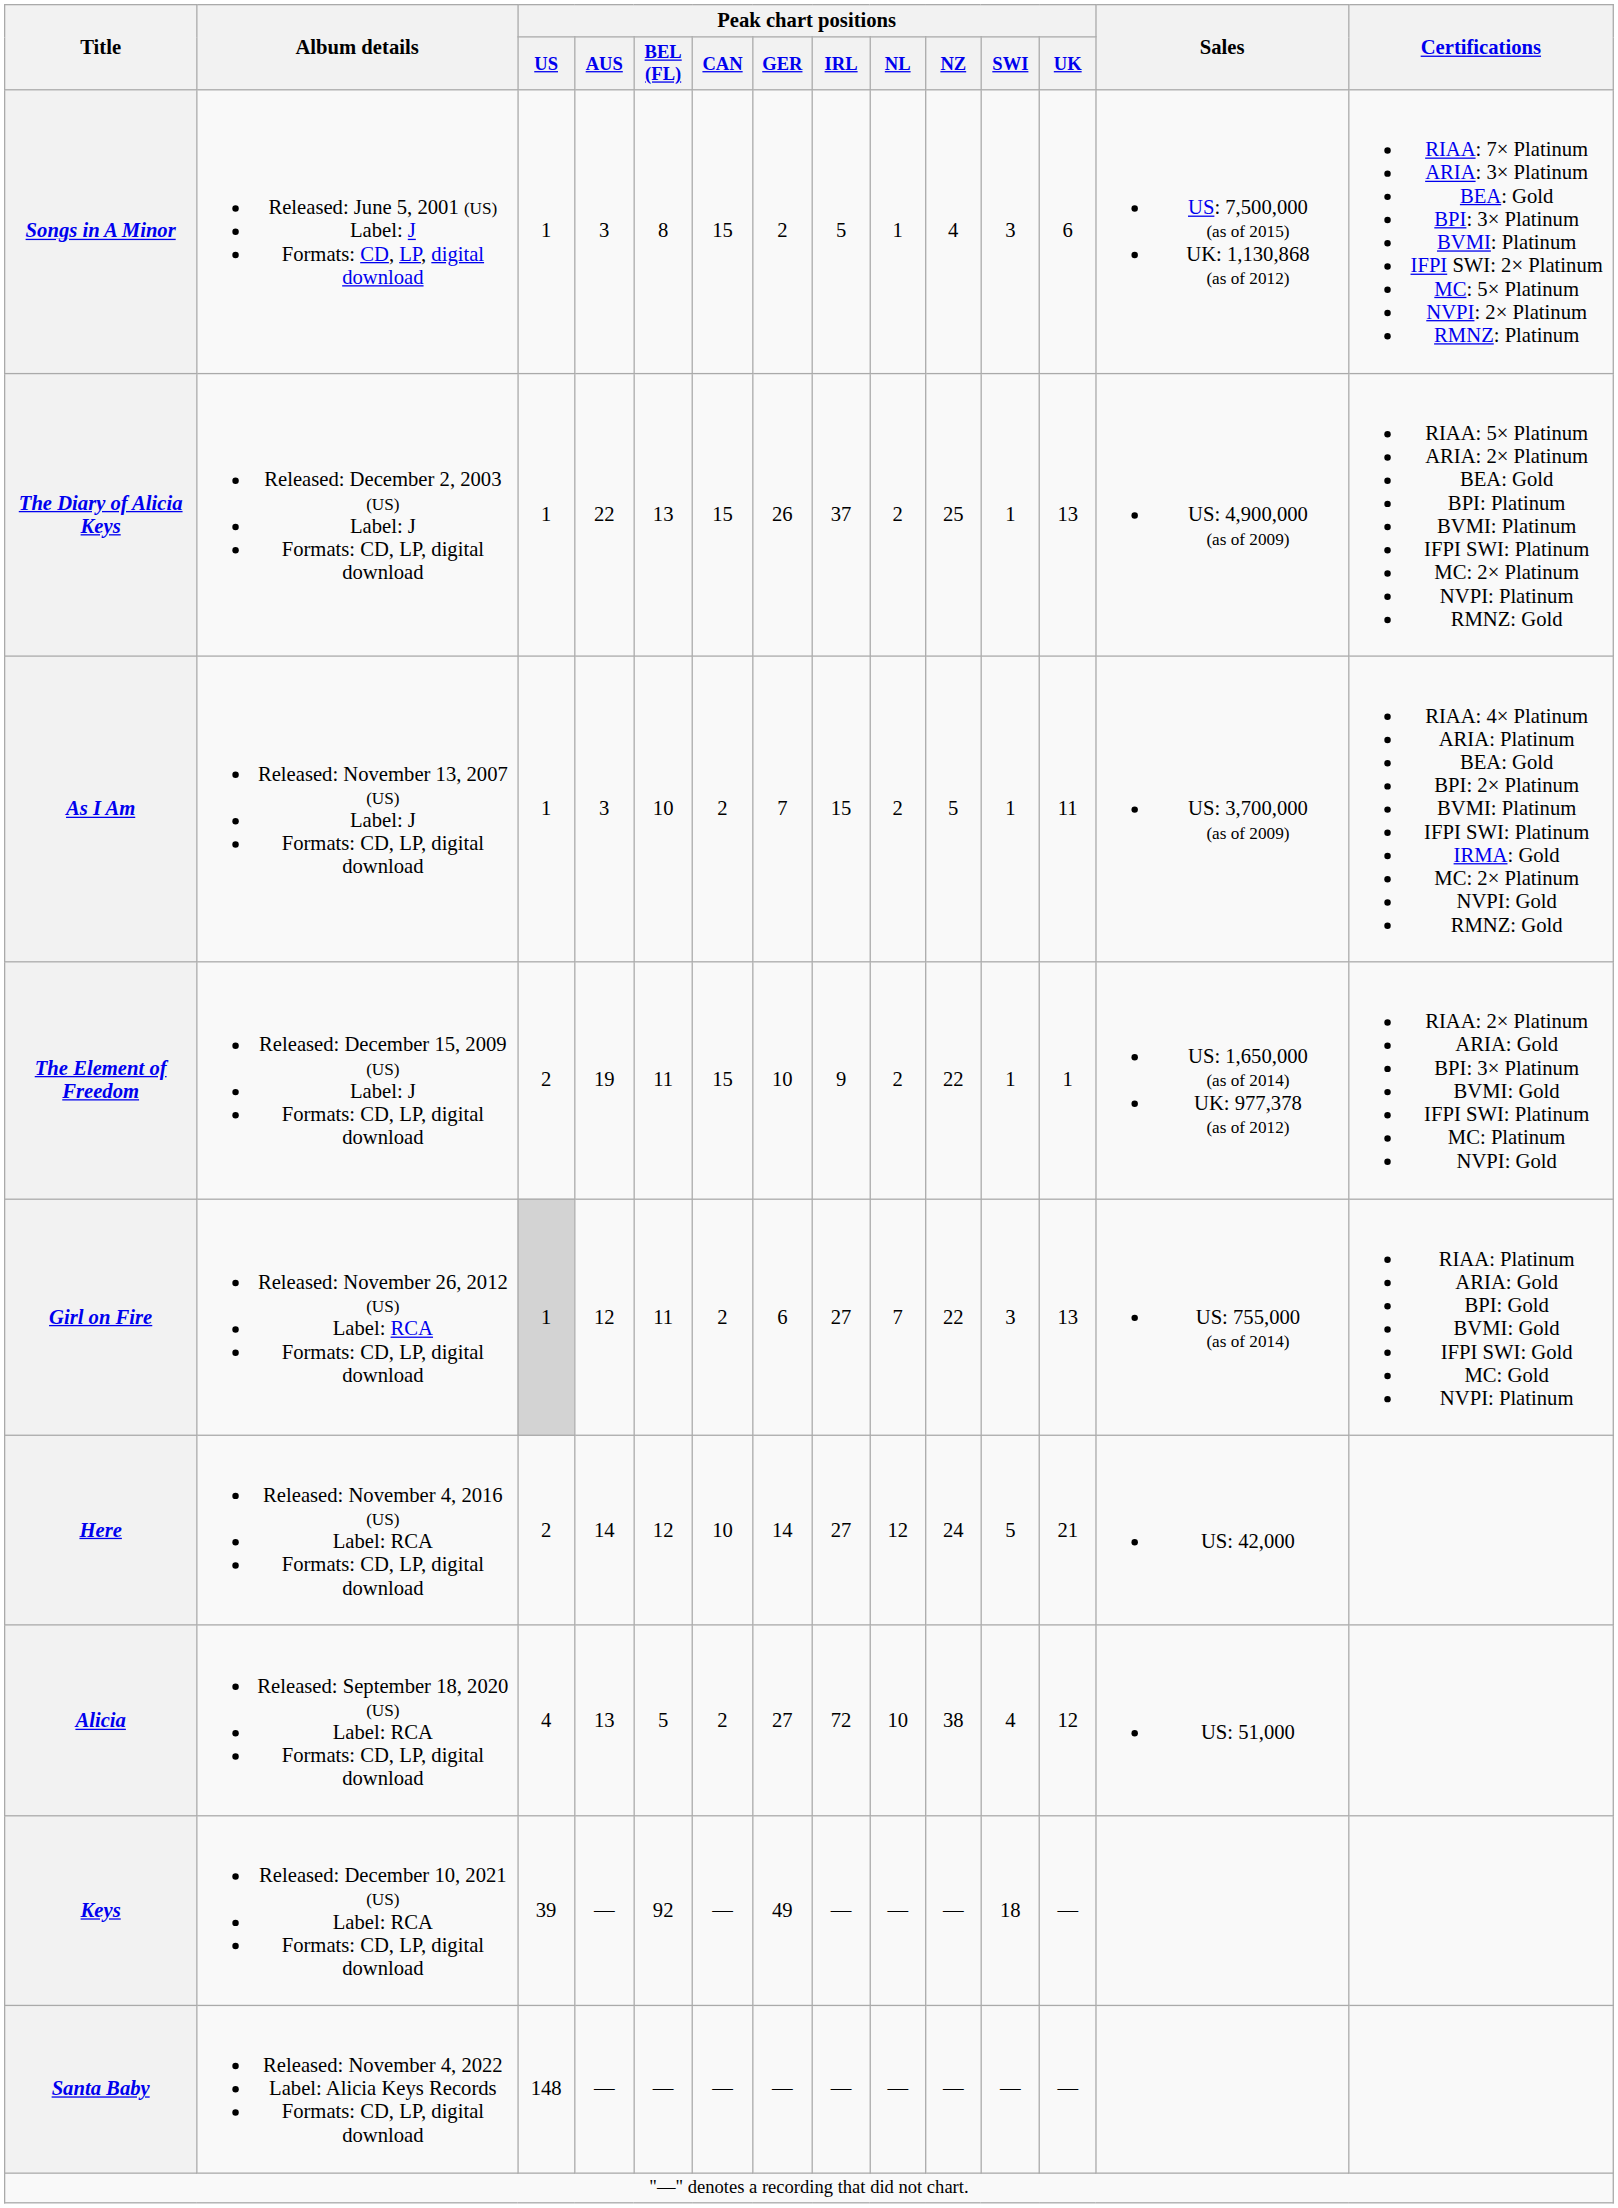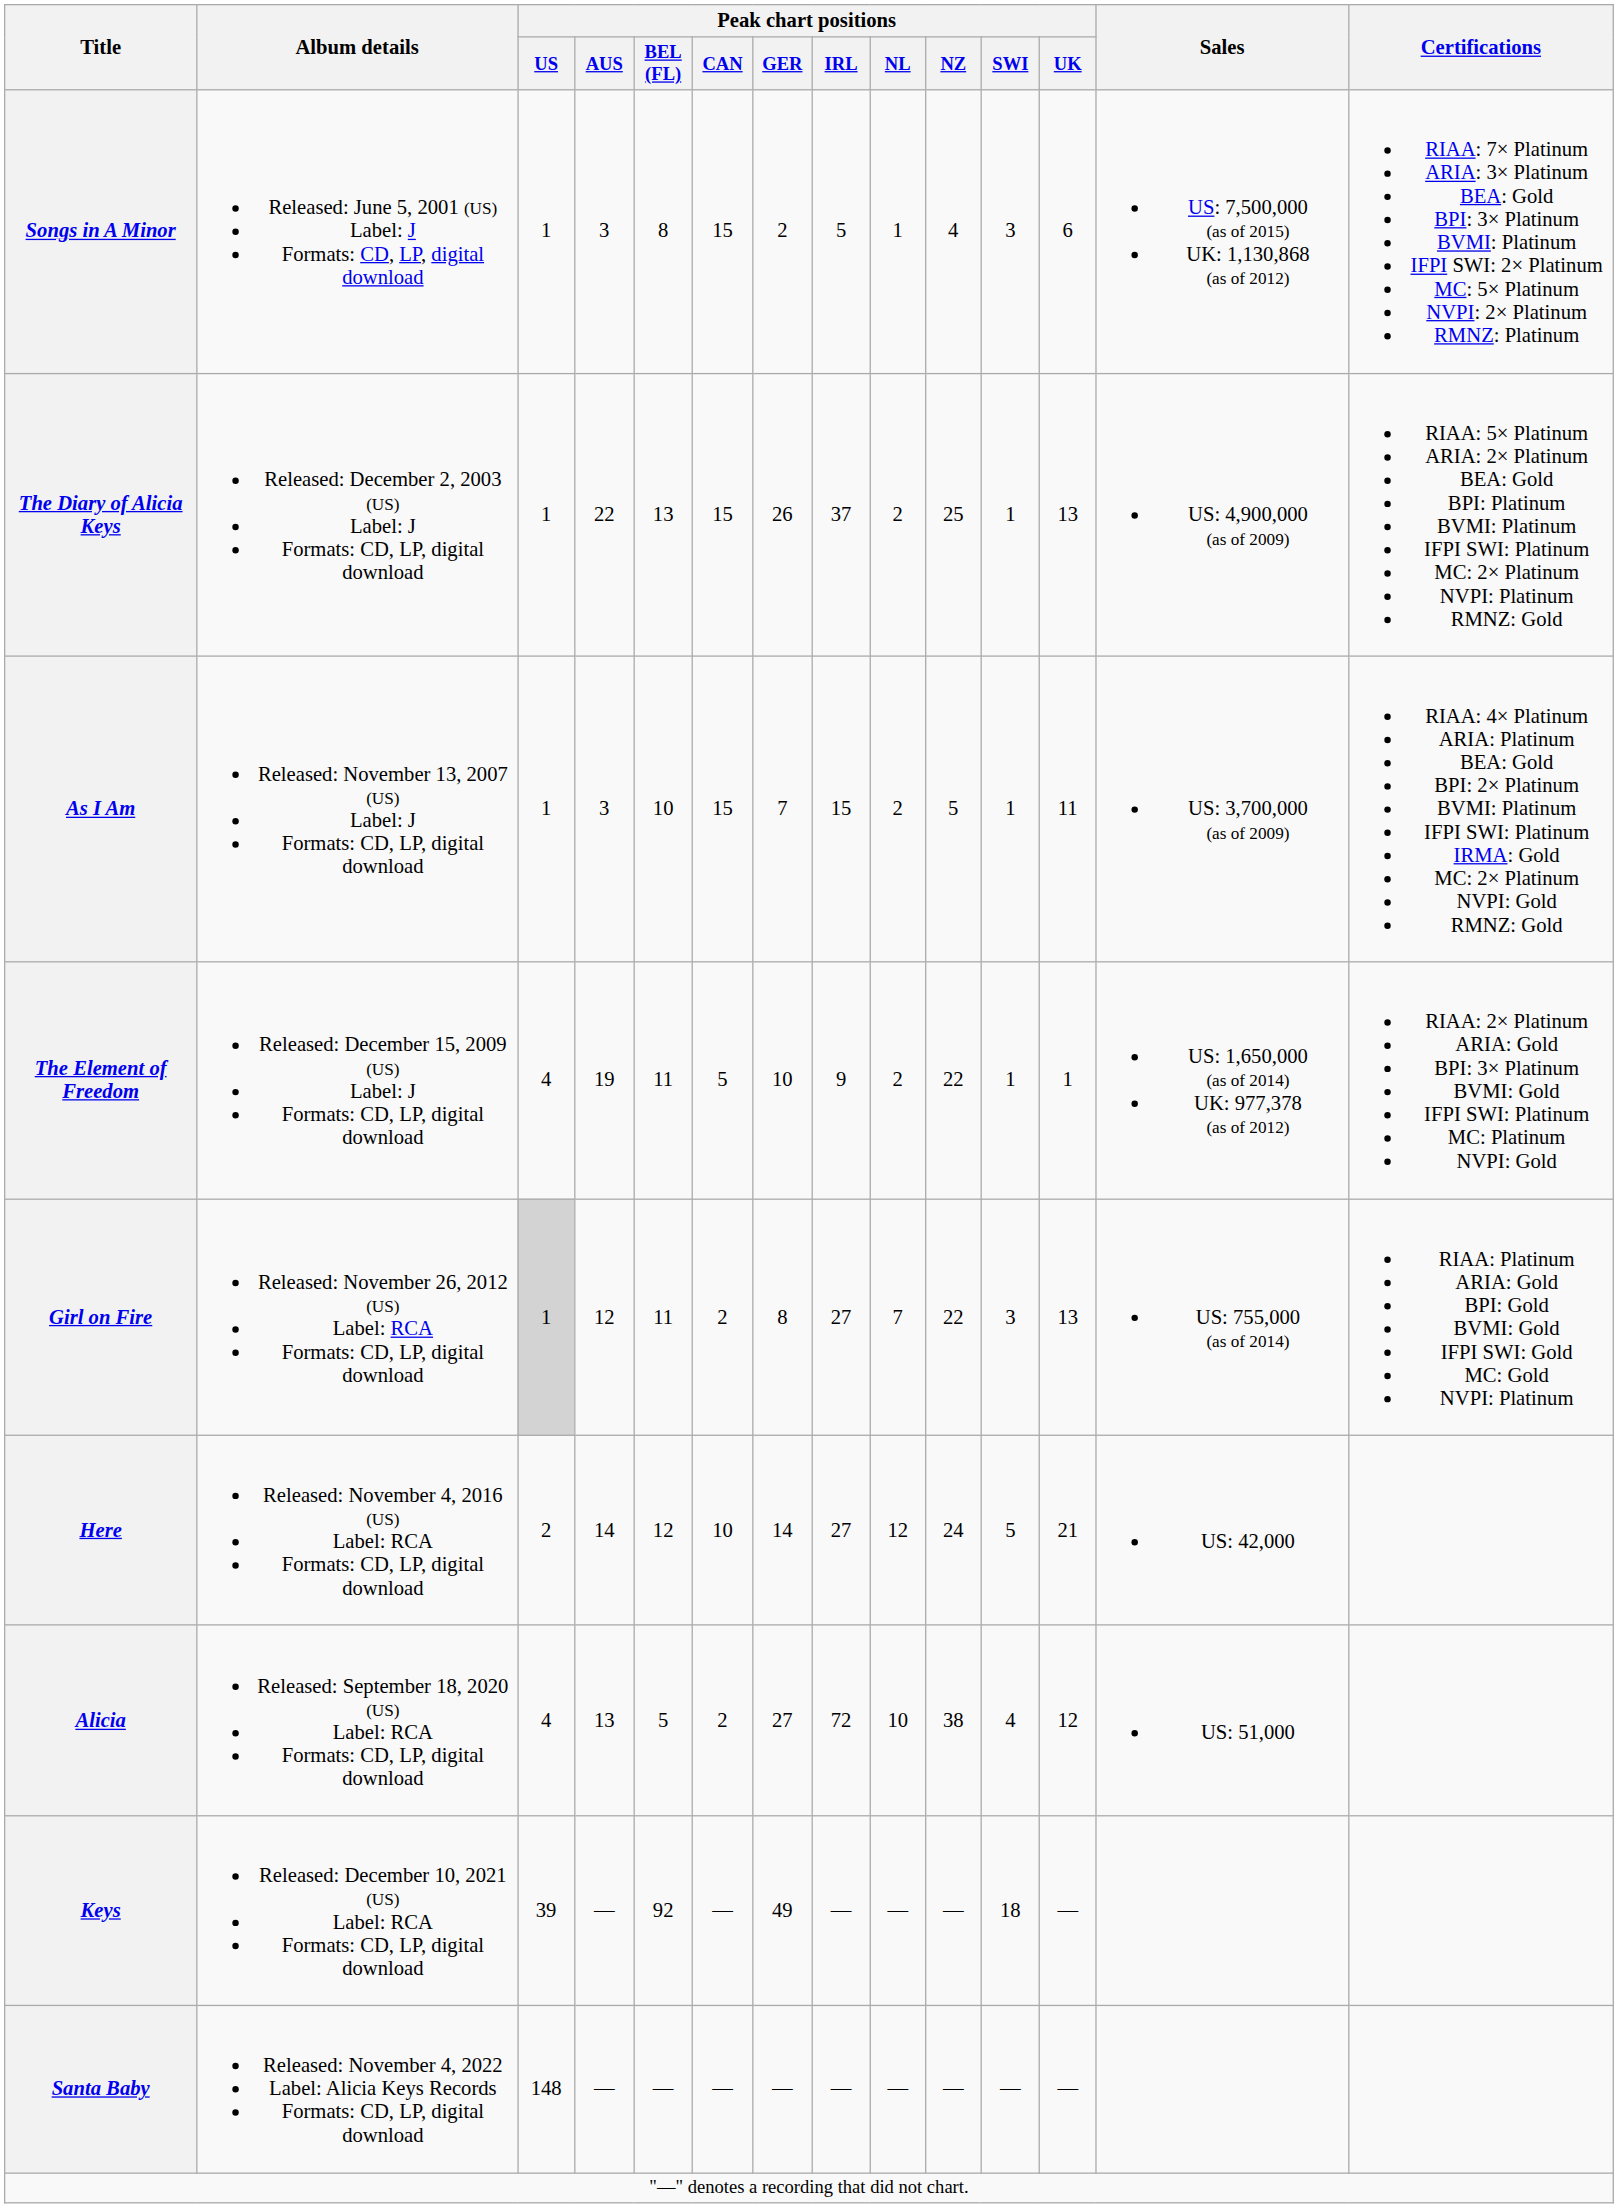(723, 808) 2 -> (723, 808) 15
(546, 1080) 2 -> (546, 1080) 4
(723, 1080) 15 -> (723, 1080) 5
(782, 1316) 6 -> (782, 1316) 8
